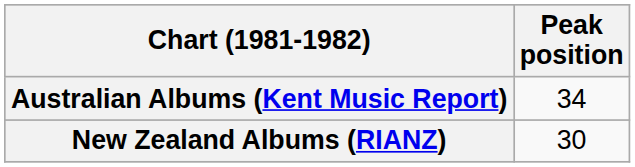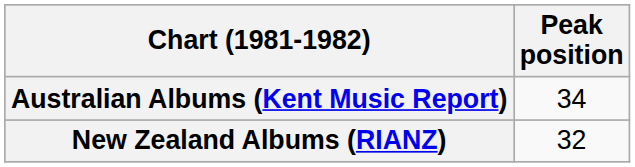(572, 140) 30 -> (572, 140) 32
